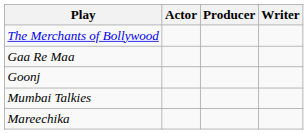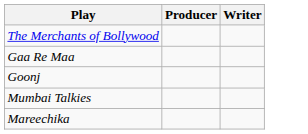- column: (181, 14)
